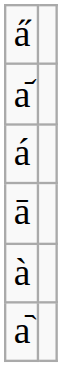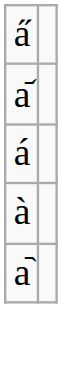- row: (22, 212)
